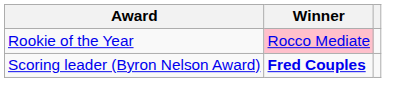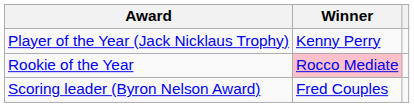+ row: (148, 41)
(317, 65) bold -> (342, 89) normal
